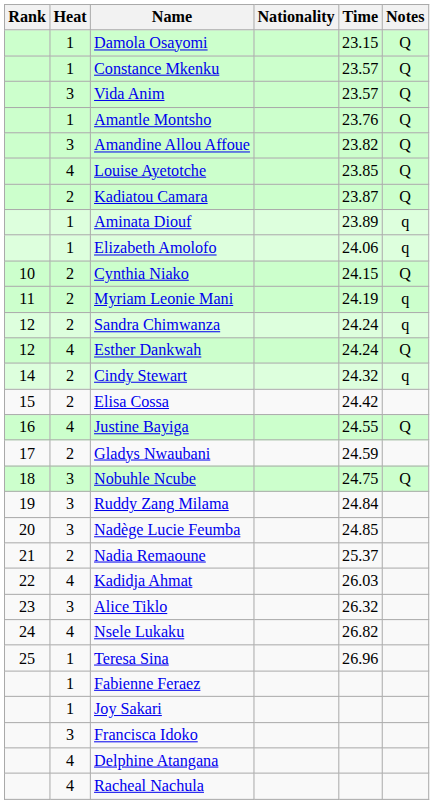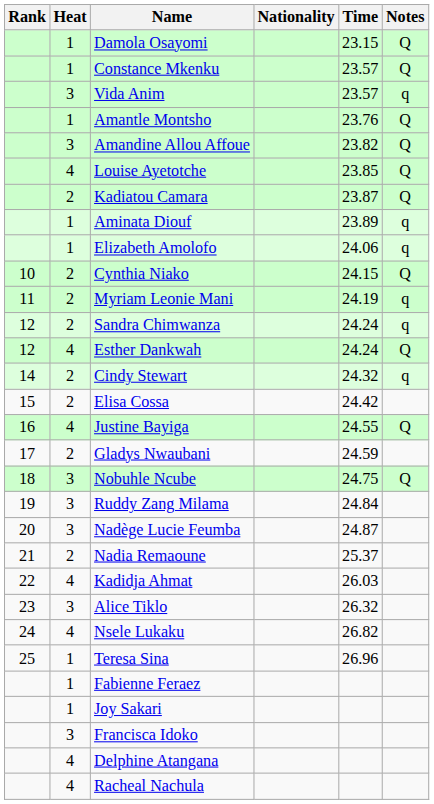(405, 94) Q -> (405, 94) q
(360, 529) 24.85 -> (360, 529) 24.87
